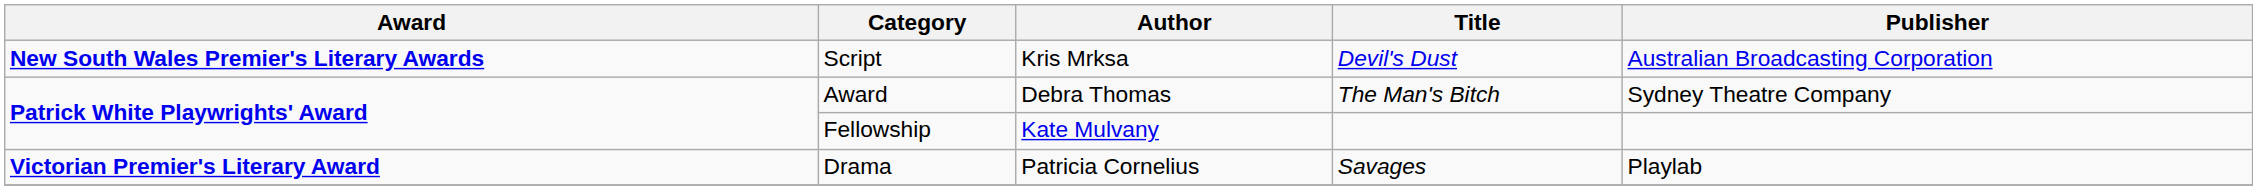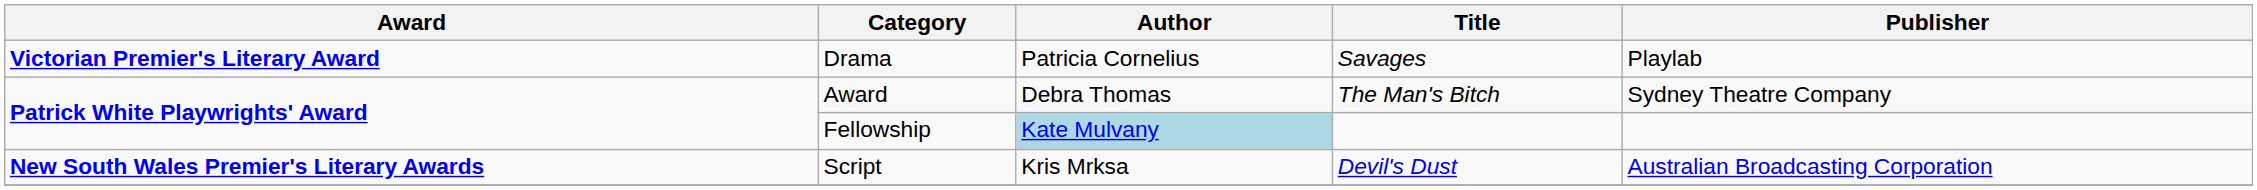rows swapped: (853, 58) <-> (858, 166)
(1090, 130) no background -> (1090, 130) lightblue background
